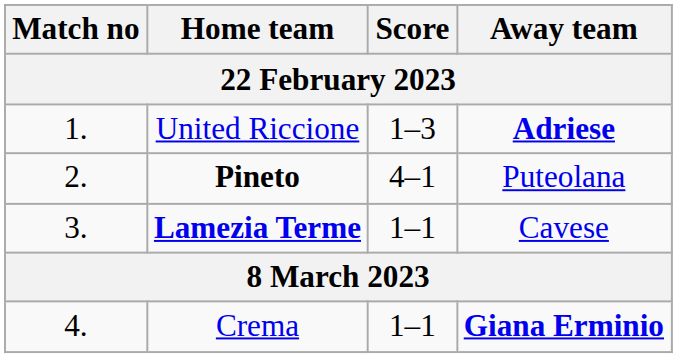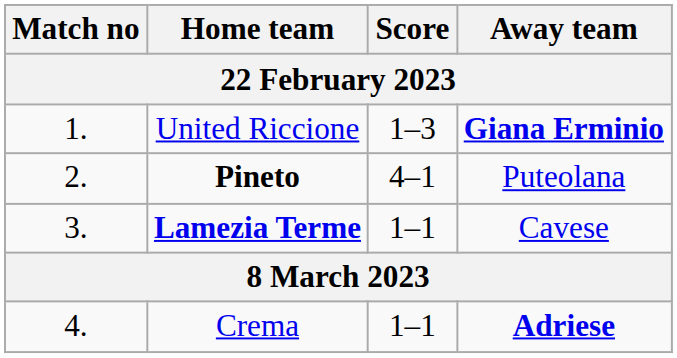(564, 128) Adriese -> (564, 128) Giana Erminio
(564, 326) Giana Erminio -> (564, 326) Adriese
